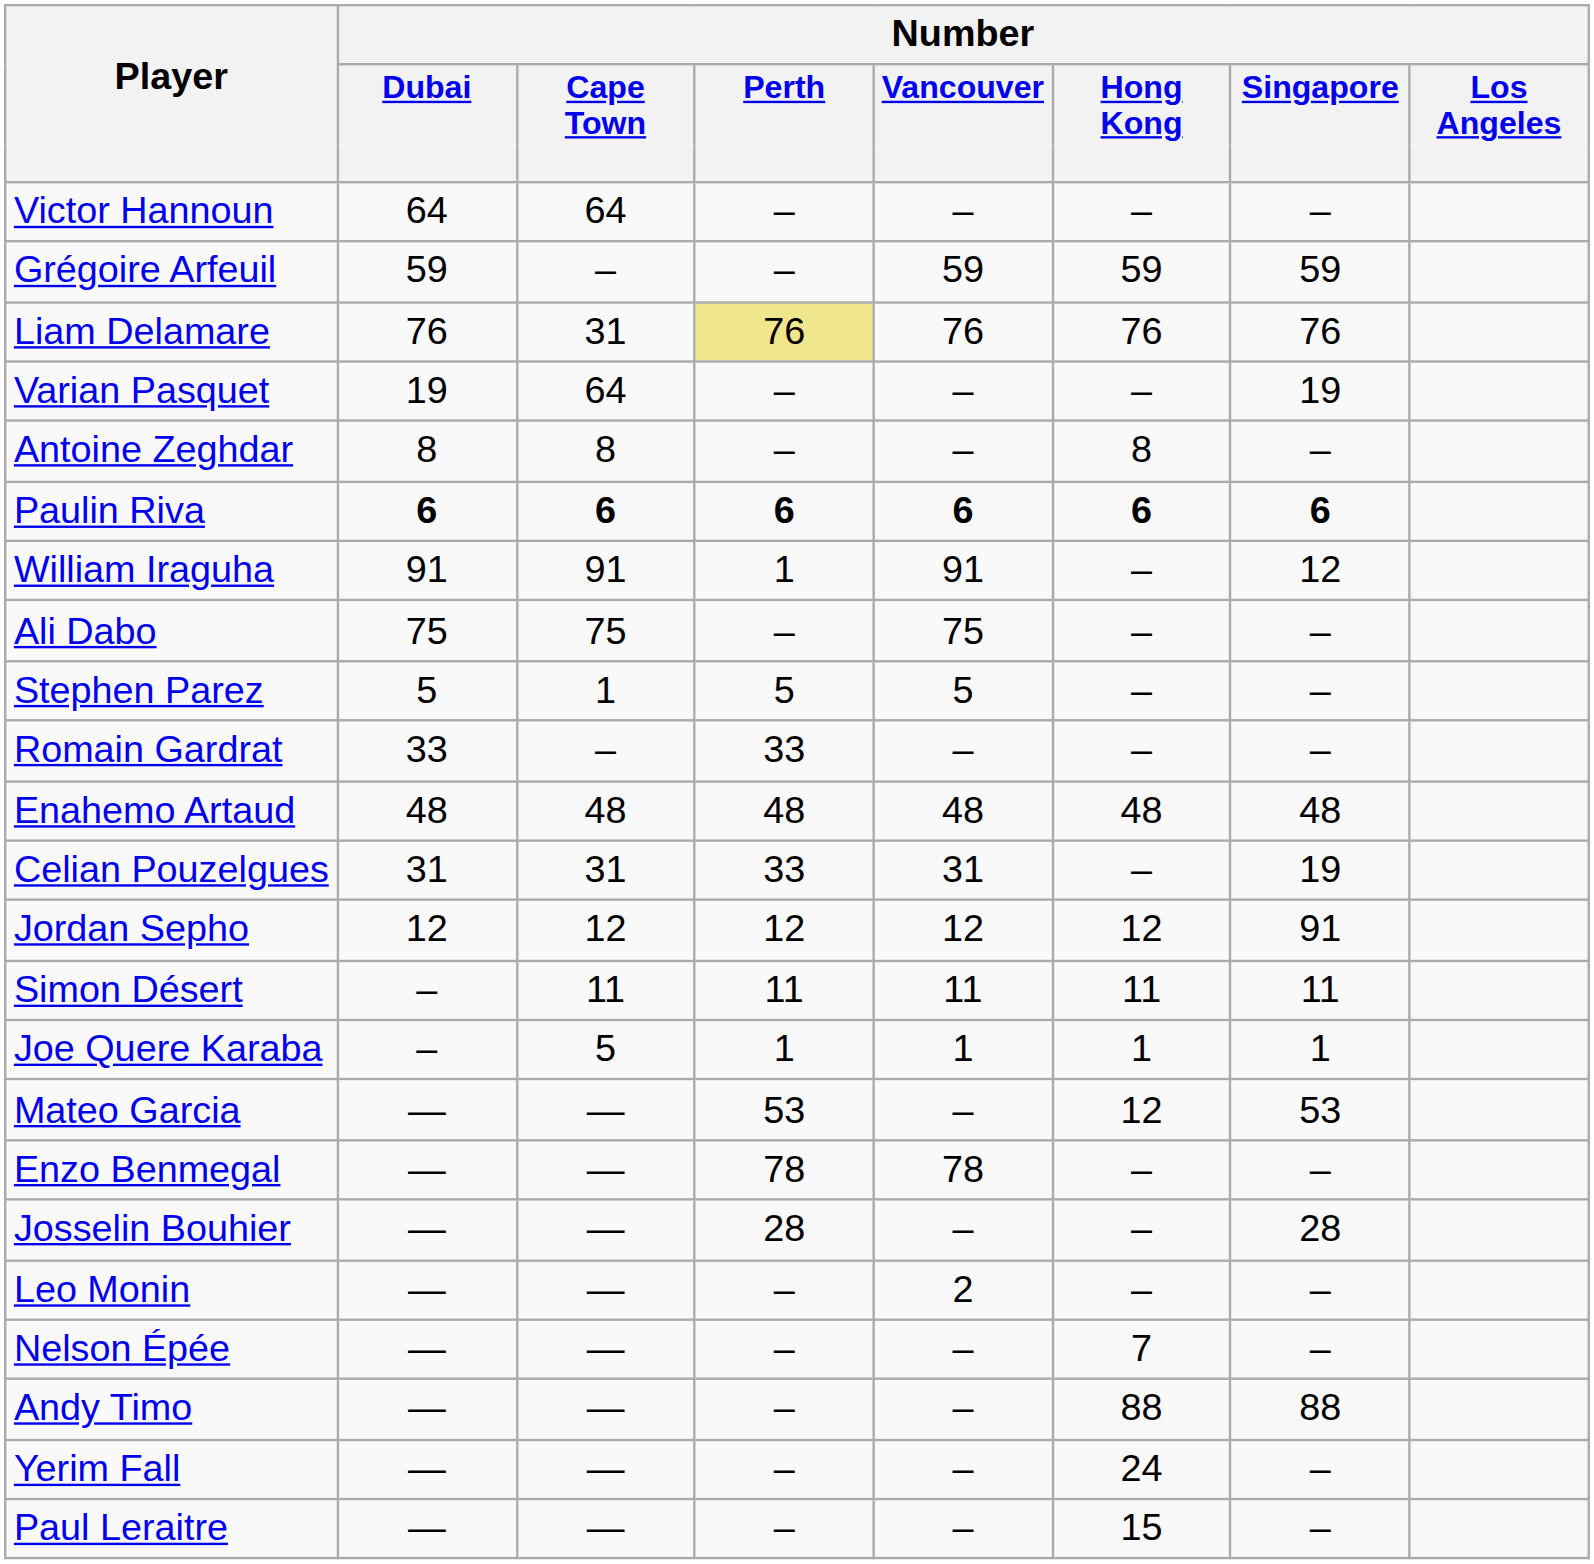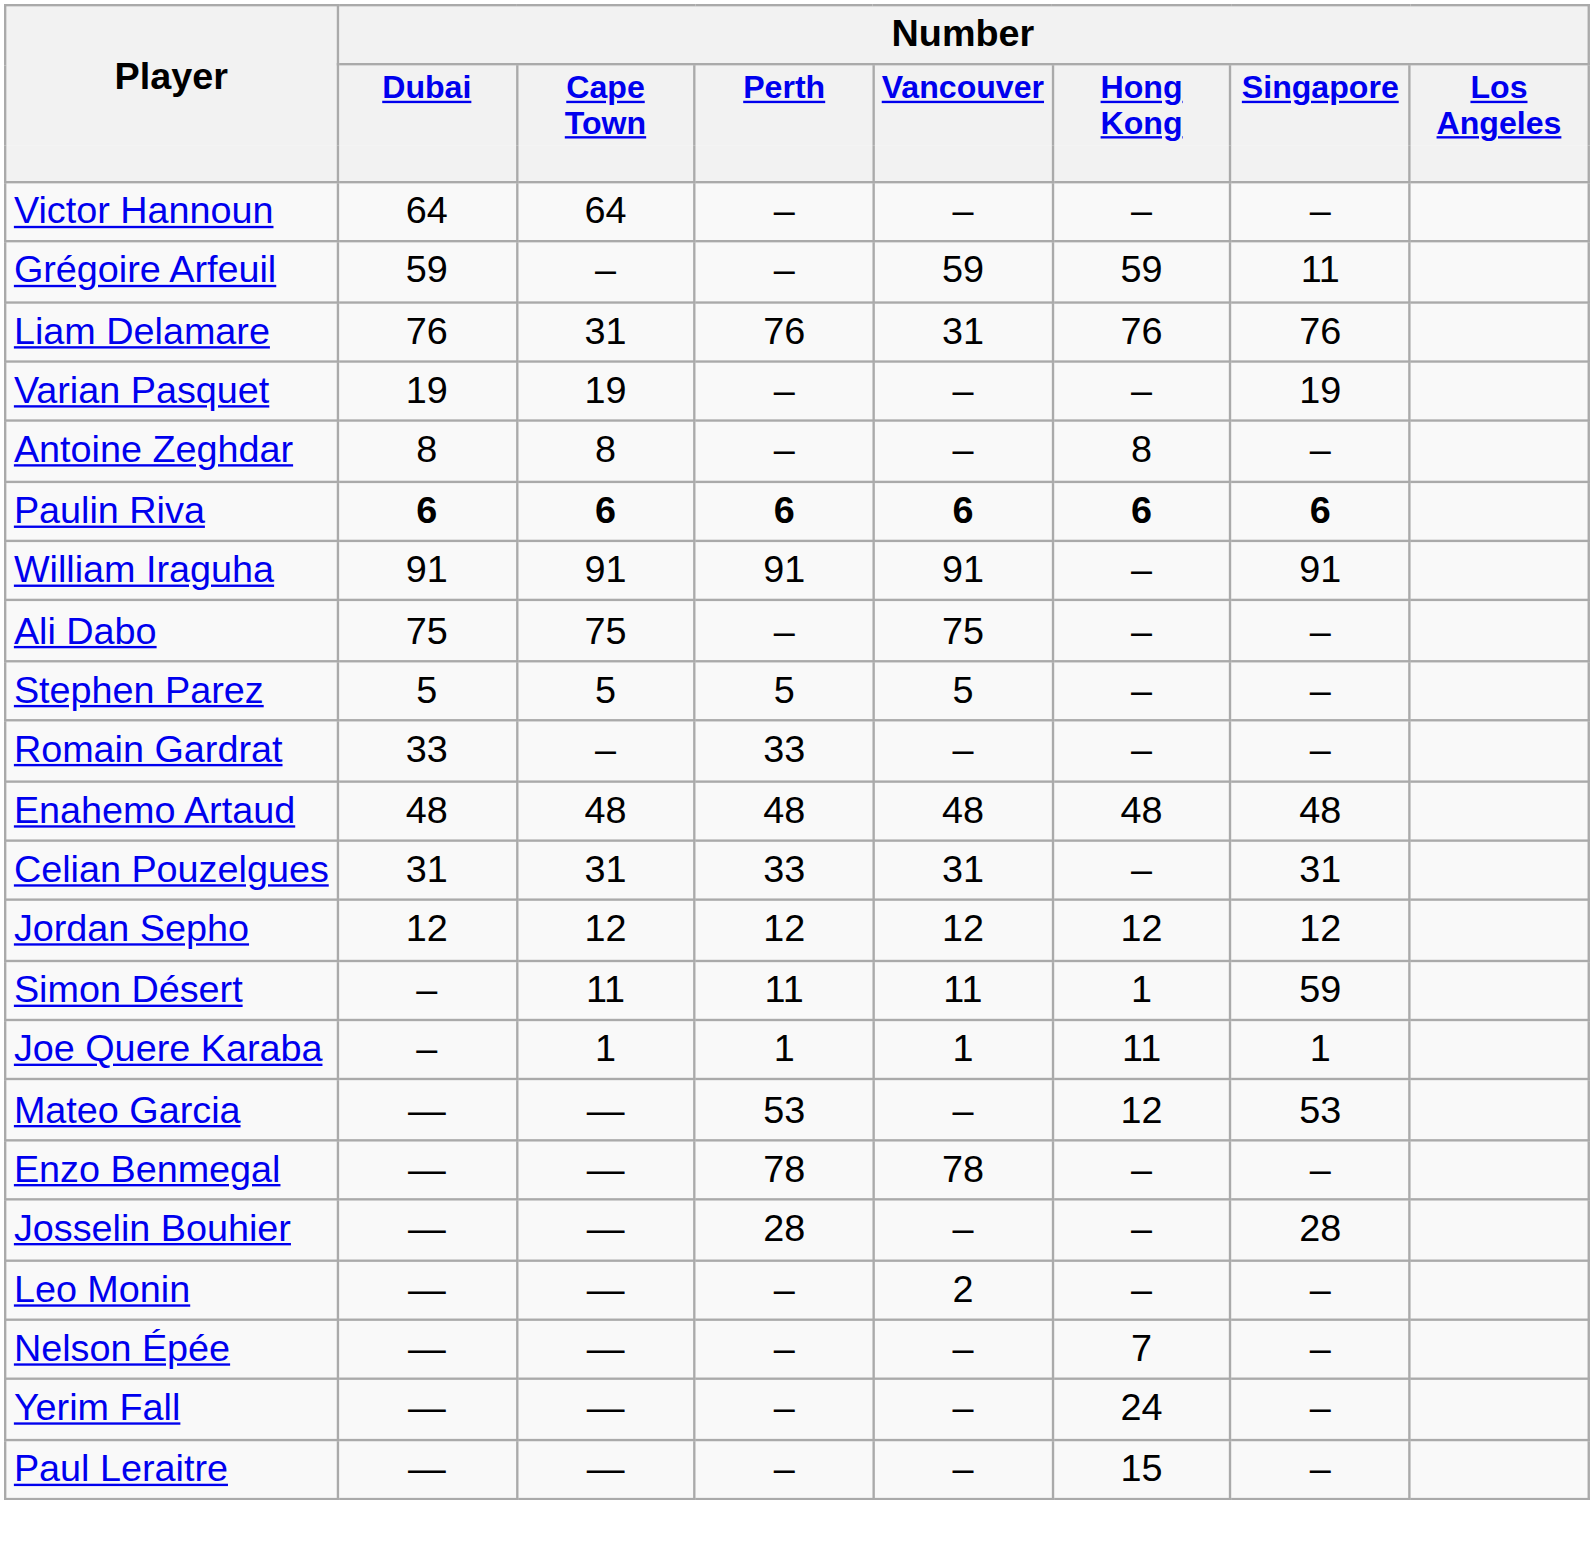(1320, 270) 59 -> (1320, 270) 11
(784, 330) khaki background -> (784, 330) no background
(963, 330) 76 -> (963, 330) 31
(605, 390) 64 -> (605, 390) 19
(784, 570) 1 -> (784, 570) 91
(1320, 570) 12 -> (1320, 570) 91
(606, 689) 1 -> (606, 689) 5
(1320, 869) 19 -> (1320, 869) 31
(1320, 929) 91 -> (1320, 929) 12
(1142, 989) 11 -> (1142, 989) 1
(1320, 989) 11 -> (1320, 989) 59
(606, 1049) 5 -> (606, 1049) 1
(1142, 1049) 1 -> (1142, 1049) 11
- row: (103, 1408)
